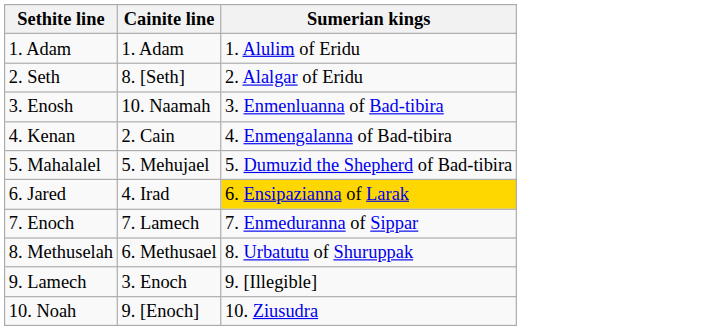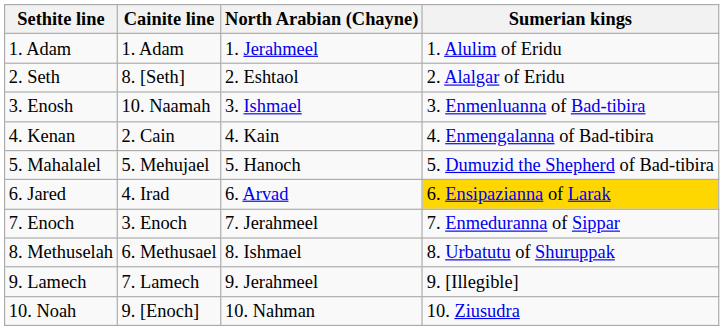+ column: (322, 19)
(160, 223) 7. Lamech -> (154, 223) 3. Enoch
(154, 281) 3. Enoch -> (160, 281) 7. Lamech
